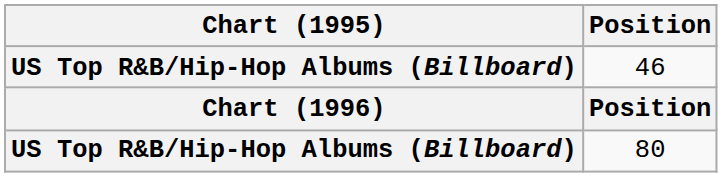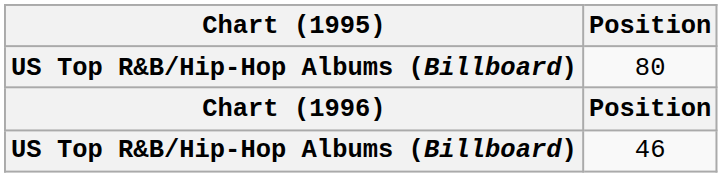rows swapped: (650, 150) <-> (650, 67)
